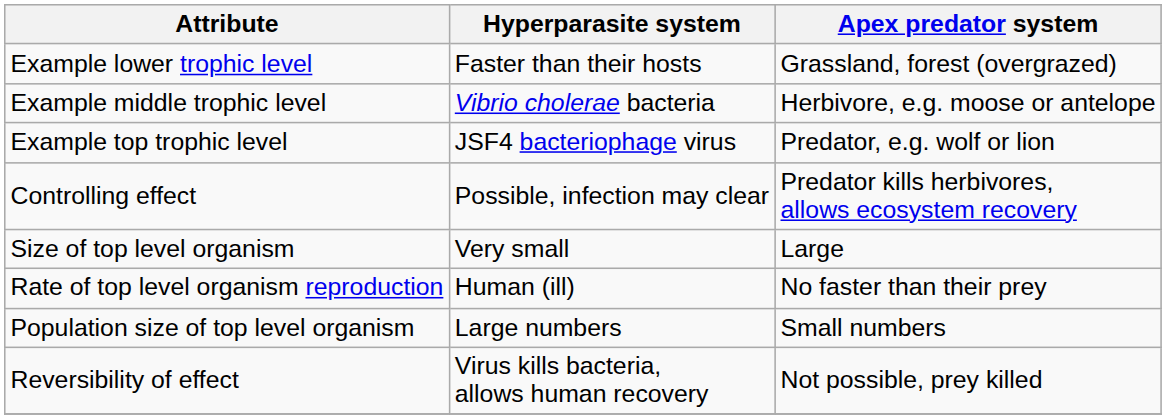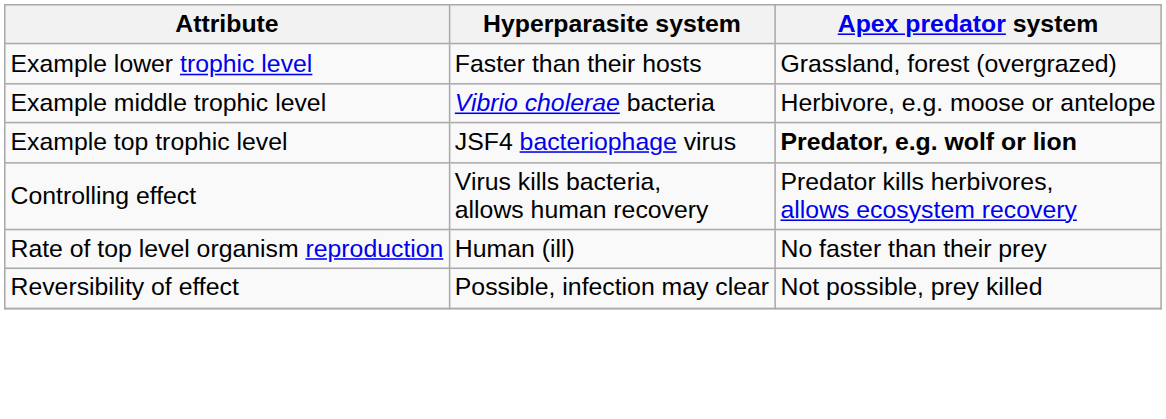(918, 142) normal -> (929, 142) bold
(612, 195) Possible, infection may clear -> (582, 195) Virus kills bacteria, allows human recovery
- row: (152, 248)
- row: (212, 327)
(582, 380) Virus kills bacteria, allows human recovery -> (612, 288) Possible, infection may clear
